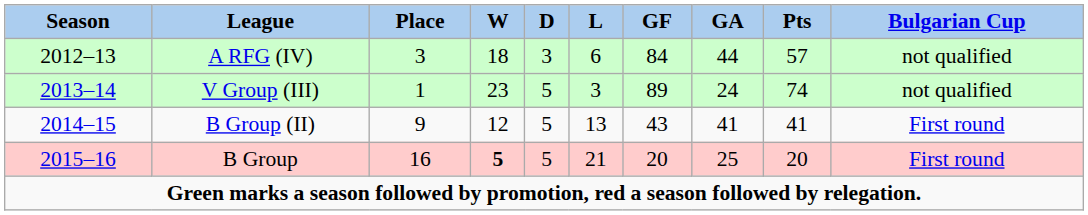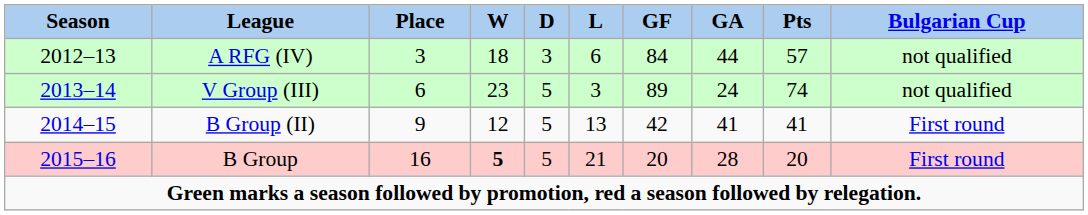(420, 90) 1 -> (420, 90) 6
(657, 124) 43 -> (657, 124) 42
(728, 158) 25 -> (728, 158) 28
